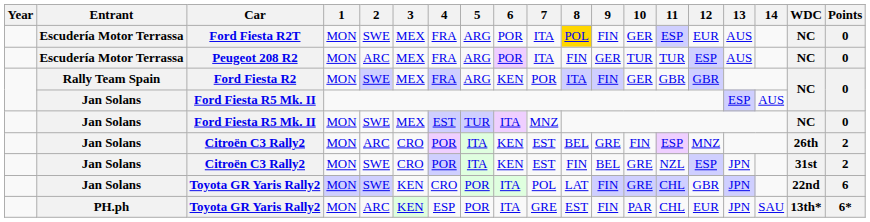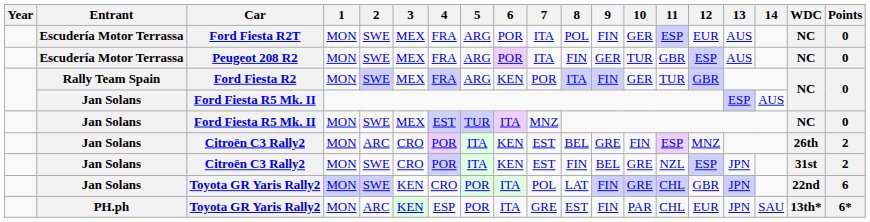(577, 36) gold background -> (577, 36) no background
(376, 57) ARC -> (376, 57) SWE
(672, 57) TUR -> (672, 57) GBR
(672, 78) GBR -> (672, 78) TUR
